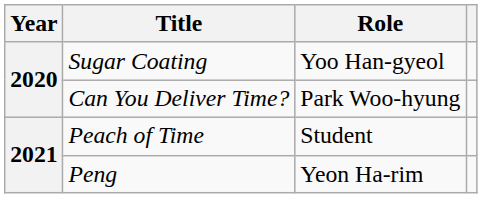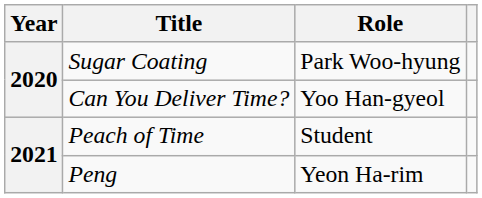(372, 60) Yoo Han-gyeol -> (380, 60) Park Woo-hyung
(380, 98) Park Woo-hyung -> (372, 98) Yoo Han-gyeol
